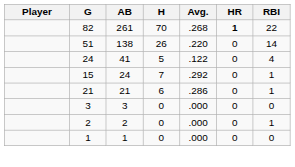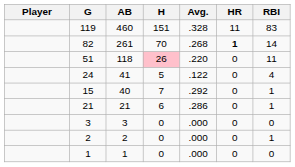+ row: (88, 28)
(271, 28) 22 -> (271, 43) 14
(125, 43) 138 -> (125, 59) 118
(161, 43) no background -> (161, 59) pink background
(271, 43) 14 -> (271, 59) 11
(125, 75) 24 -> (125, 91) 40
